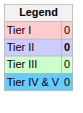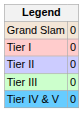+ row: (36, 30)
(67, 47) bold -> (73, 64) normal
